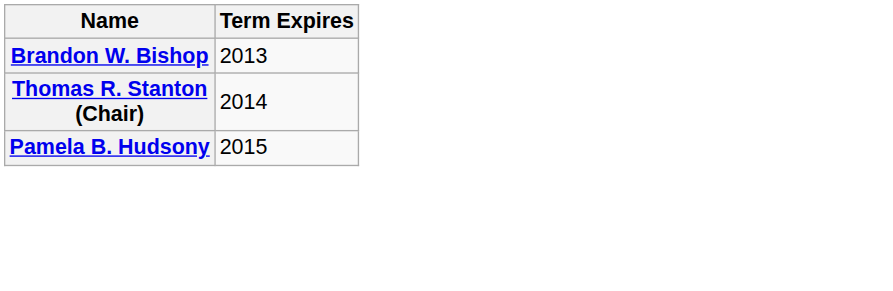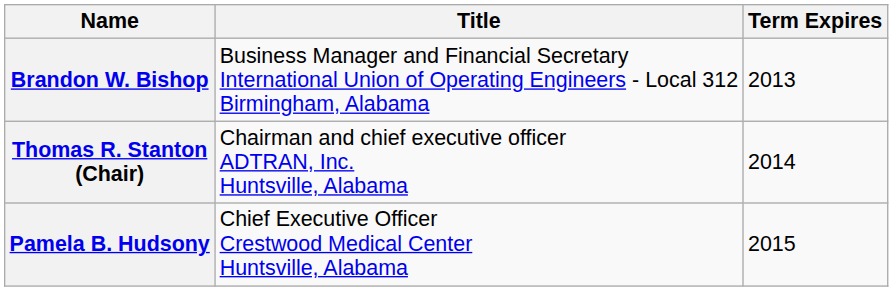+ column: (479, 21)
